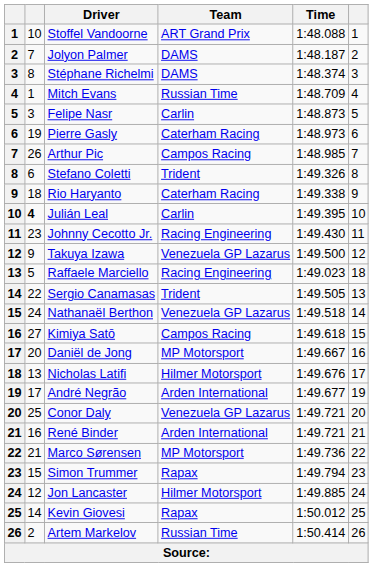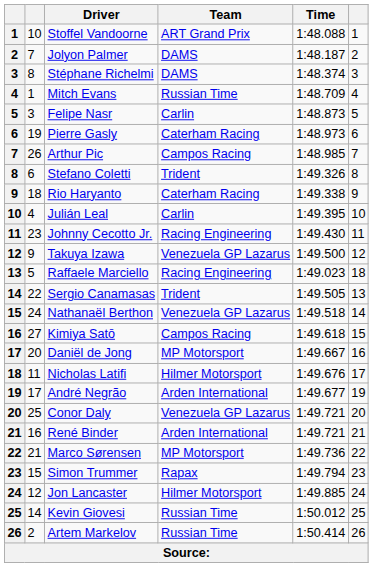(31, 213) bold -> (31, 213) normal
(35, 373) 13 -> (34, 373) 11
(179, 512) Rapax -> (199, 512) Russian Time
